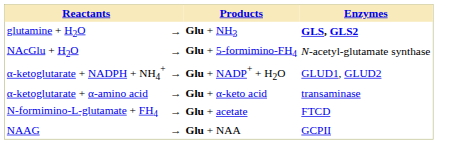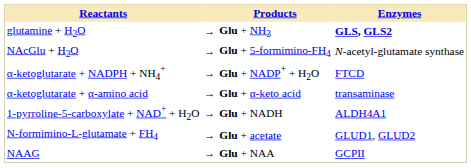(341, 73) GLUD1, GLUD2 -> (350, 73) FTCD
+ row: (103, 113)
(316, 112) FTCD -> (375, 135) GLUD1, GLUD2
